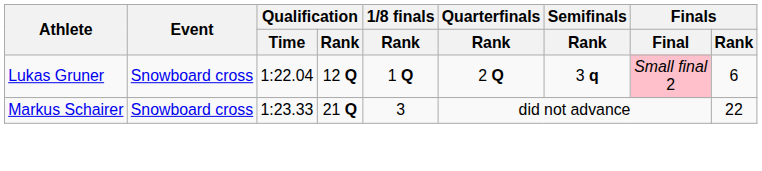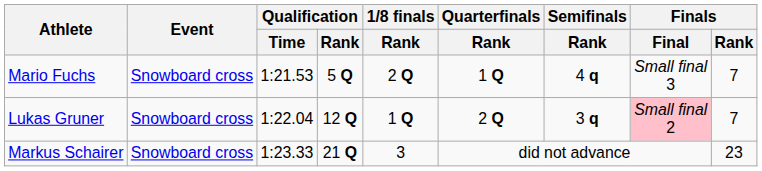+ row: (52, 76)
(734, 76) 6 -> (734, 119) 7
(734, 110) 22 -> (734, 153) 23
